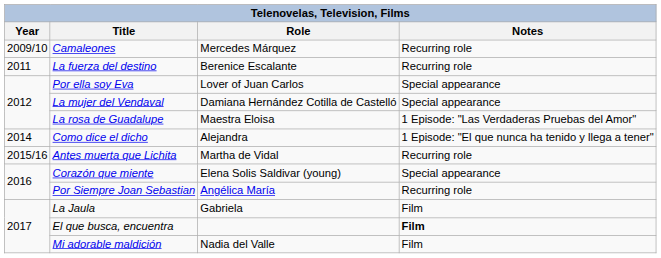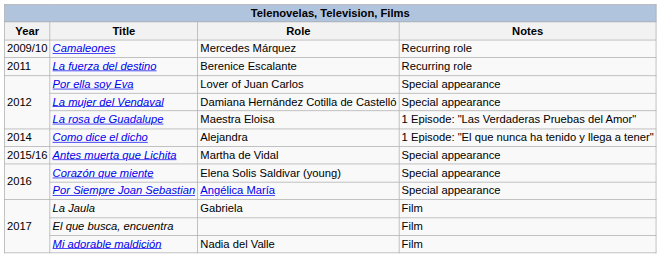(437, 155) Recurring role -> (451, 155) Special appearance
(437, 191) Recurring role -> (451, 191) Special appearance
(413, 226) bold -> (412, 226) normal
